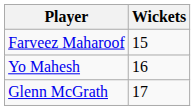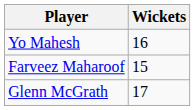rows swapped: (44, 67) <-> (66, 42)
